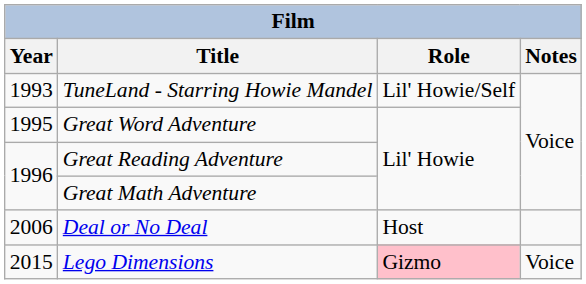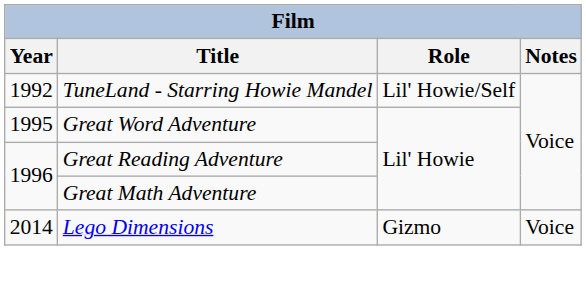(31, 90) 1993 -> (31, 90) 1992
- row: (135, 227)
(31, 261) 2015 -> (31, 227) 2014
(412, 261) pink background -> (412, 227) no background
